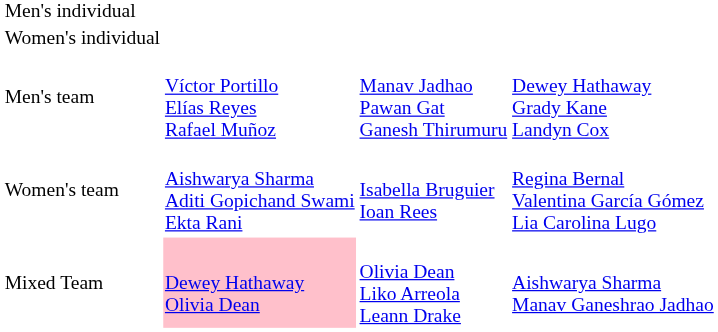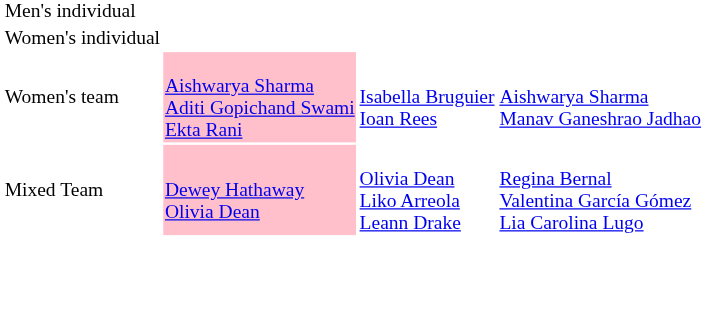- row: (50, 97)
(260, 200) no background -> (260, 108) pink background
(608, 200) Regina Bernal Valentina García Gómez Lia Carolina Lugo -> (600, 108) Aishwarya Sharma Manav Ganeshrao Jadhao
(613, 293) Aishwarya Sharma Manav Ganeshrao Jadhao -> (595, 200) Regina Bernal Valentina García Gómez Lia Carolina Lugo
